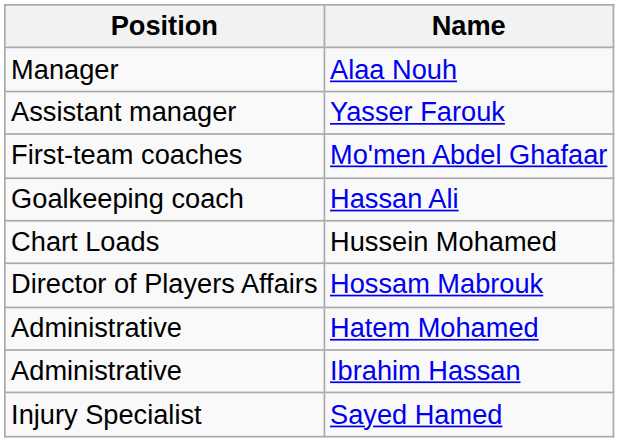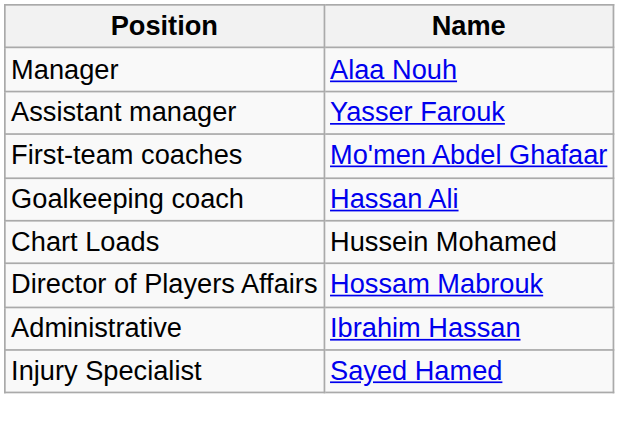- row: (434, 328)
